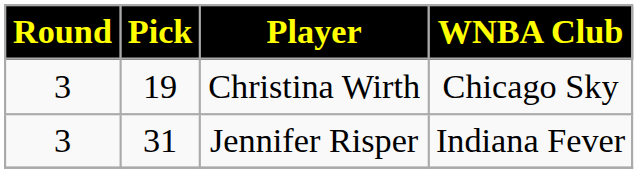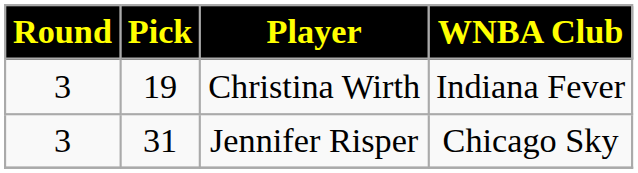(531, 85) Chicago Sky -> (531, 85) Indiana Fever
(531, 140) Indiana Fever -> (531, 140) Chicago Sky
